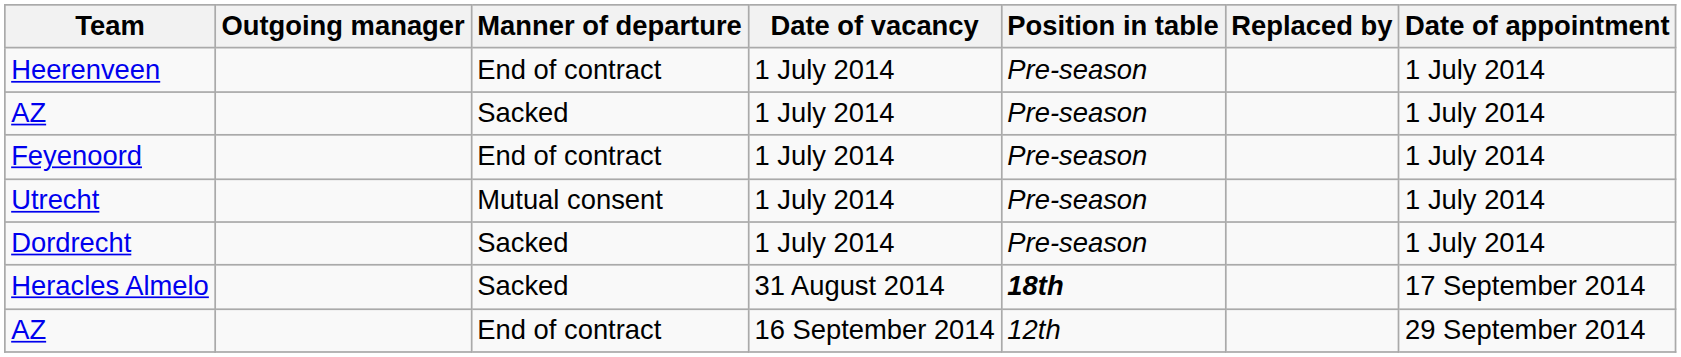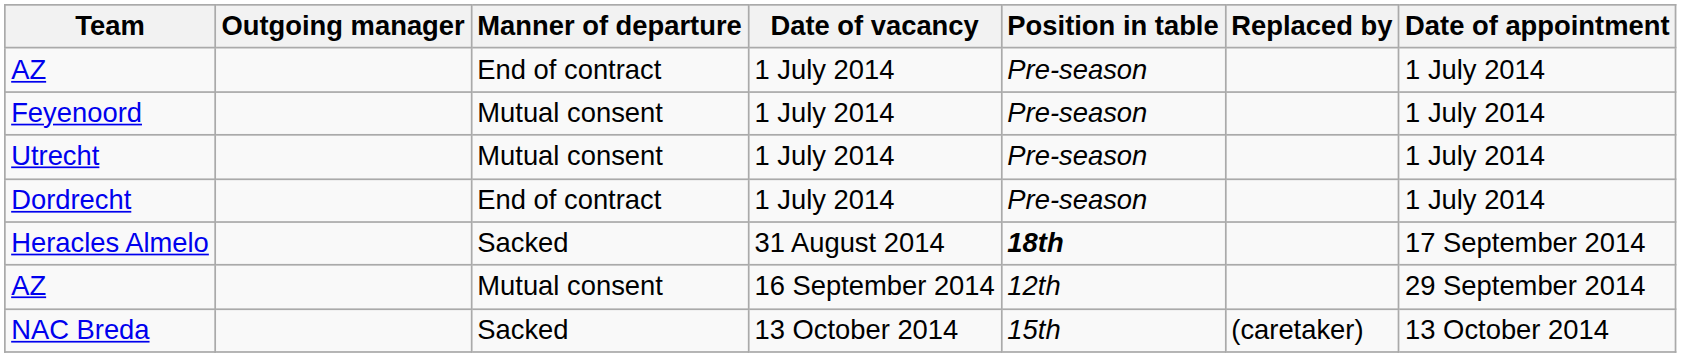- row: (86, 69)
(523, 112) Sacked -> (569, 69) End of contract
(569, 156) End of contract -> (570, 112) Mutual consent
(523, 243) Sacked -> (569, 199) End of contract
(569, 329) End of contract -> (570, 286) Mutual consent
+ row: (80, 329)
